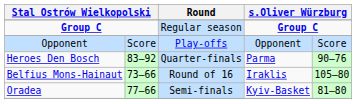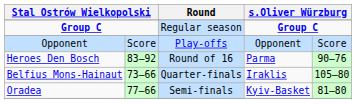(201, 59) Quarter-finals -> (201, 59) Round of 16
(201, 75) Round of 16 -> (201, 75) Quarter-finals
